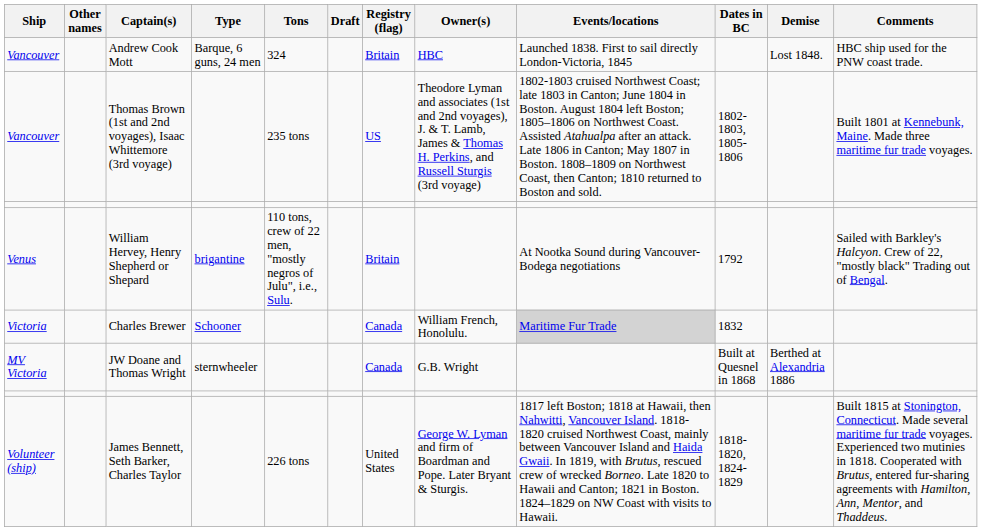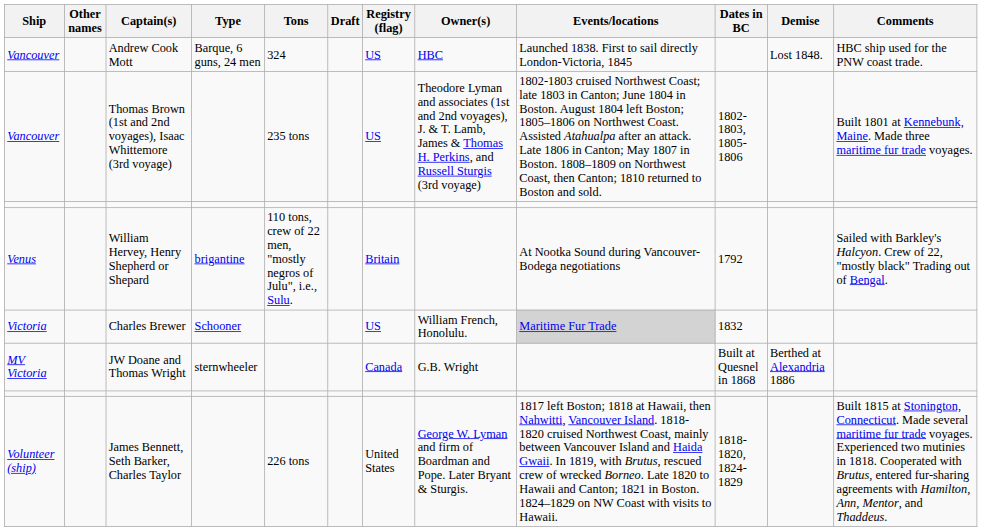(382, 54) Britain -> (373, 54) US
(384, 326) Canada -> (373, 326) US
